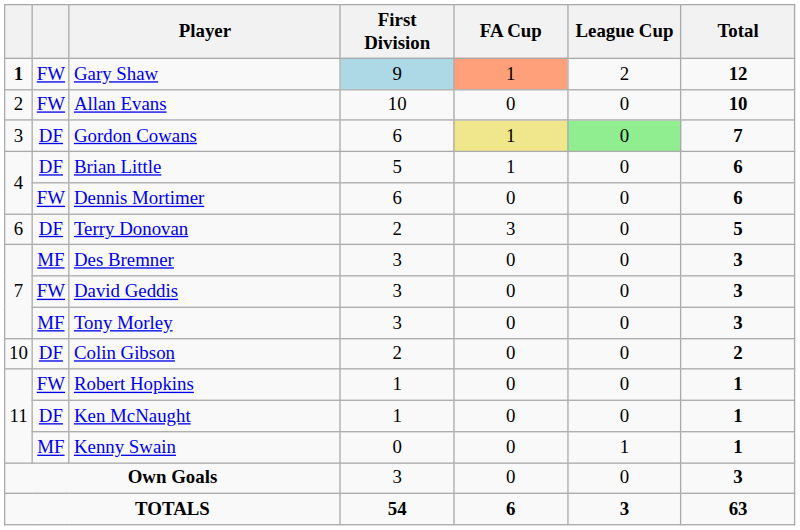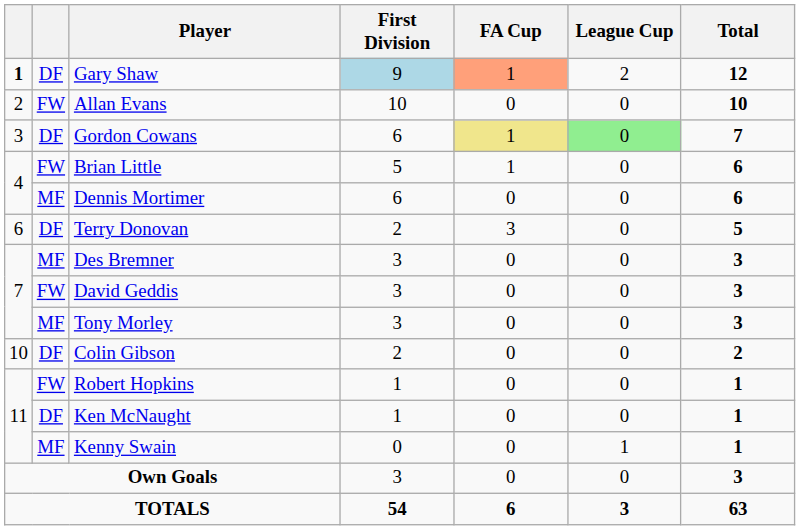(51, 73) FW -> (51, 73) DF
(51, 167) DF -> (51, 167) FW
(51, 198) FW -> (51, 198) MF
